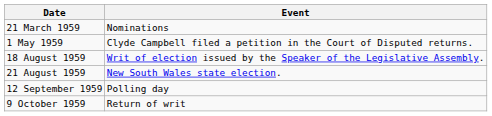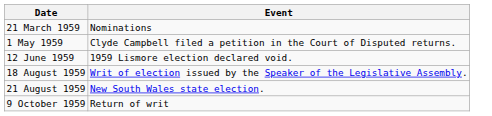+ row: (40, 58)
- row: (54, 88)
